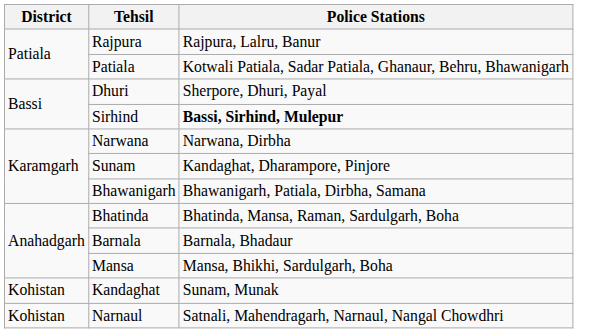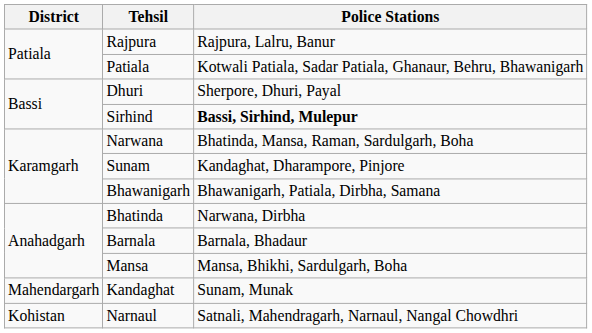(237, 141) Narwana, Dirbha -> (335, 141) Bhatinda, Mansa, Raman, Sardulgarh, Boha
(321, 215) Bhatinda, Mansa, Raman, Sardulgarh, Boha -> (251, 215) Narwana, Dirbha
(36, 290) Kohistan -> (54, 290) Mahendargarh
